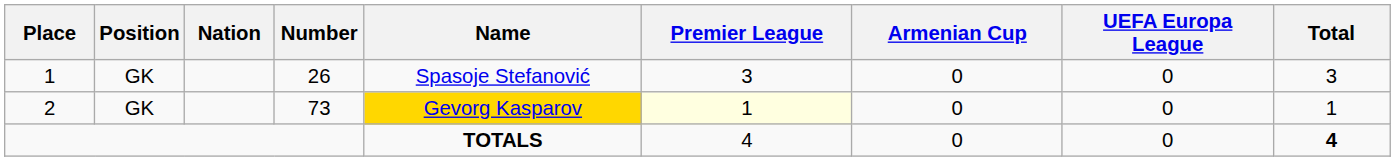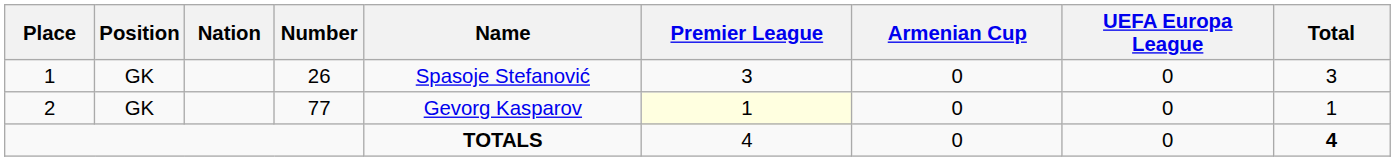(319, 108) 73 -> (319, 108) 77
(503, 108) gold background -> (503, 108) no background
